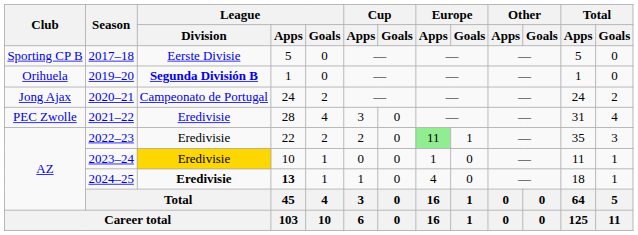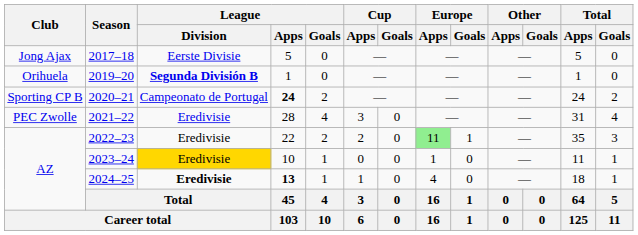(45, 55) Sporting CP B -> (45, 55) Jong Ajax
(45, 96) Jong Ajax -> (45, 96) Sporting CP B
(288, 96) normal -> (288, 96) bold
